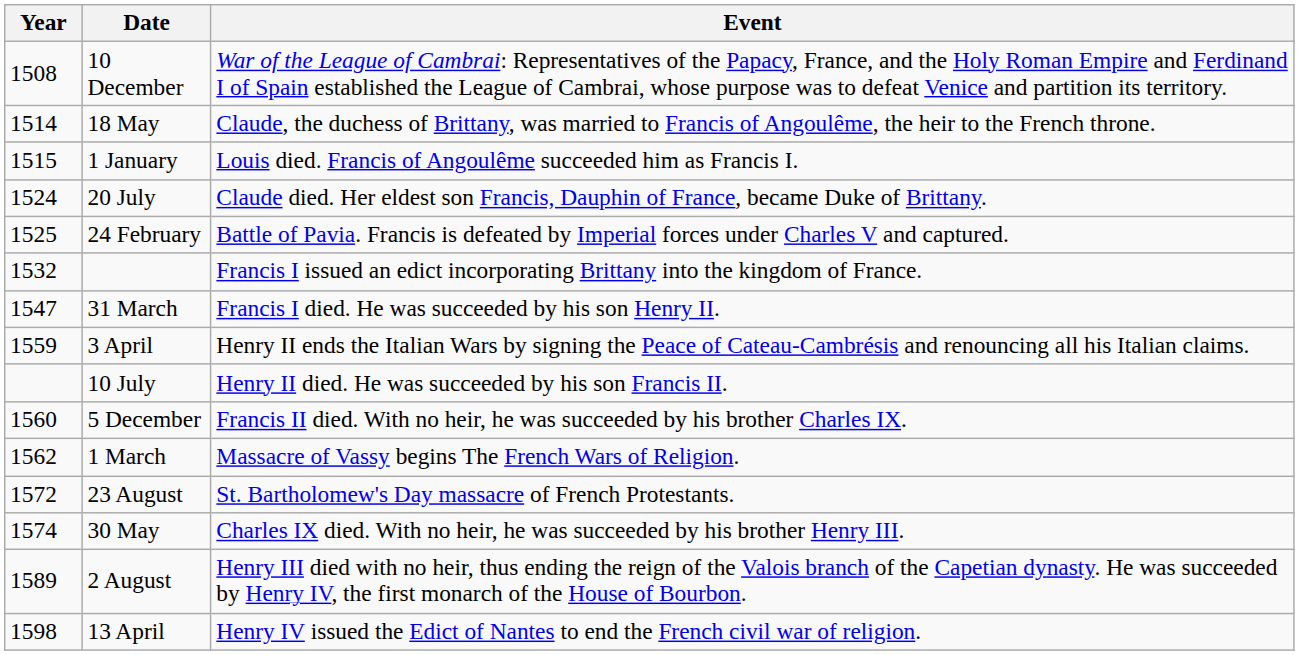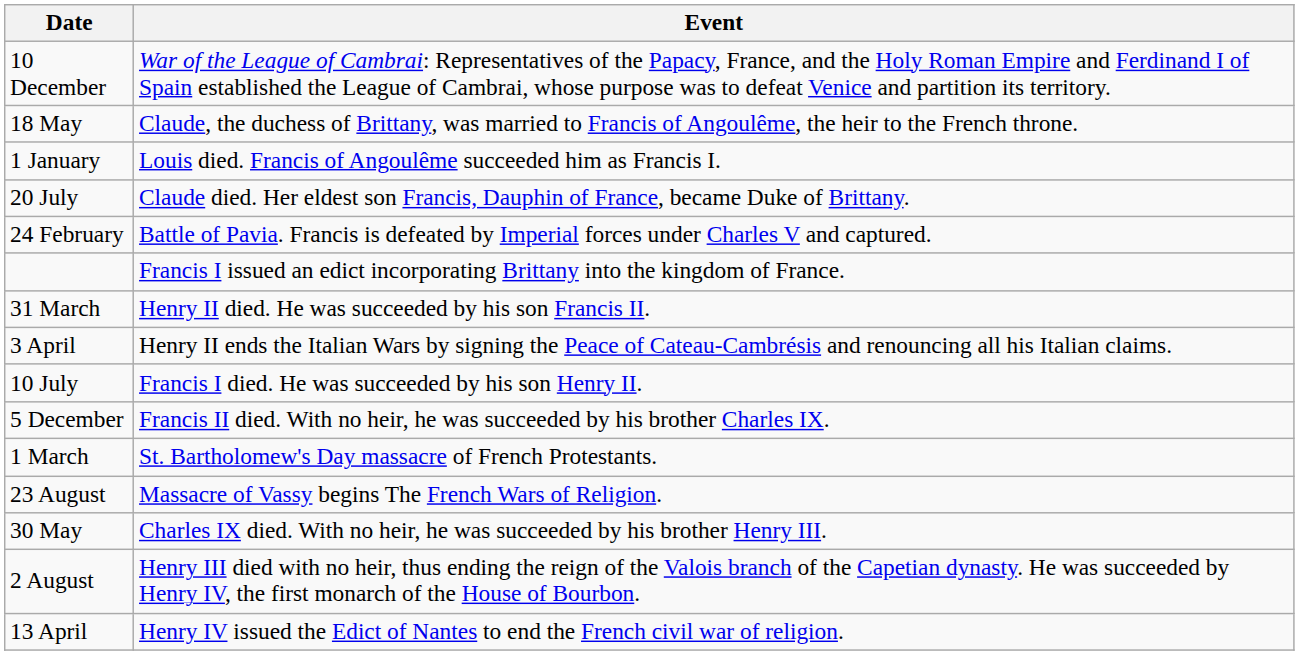- column: (43, 23)
(468, 308) Francis I died. He was succeeded by his son Henry II. -> (395, 308) Henry II died. He was succeeded by his son Francis II.
(472, 382) Henry II died. He was succeeded by his son Francis II. -> (391, 382) Francis I died. He was succeeded by his son Henry II.
(478, 456) Massacre of Vassy begins The French Wars of Religion. -> (398, 456) St. Bartholomew's Day massacre of French Protestants.
(475, 493) St. Bartholomew's Day massacre of French Protestants. -> (401, 493) Massacre of Vassy begins The French Wars of Religion.
